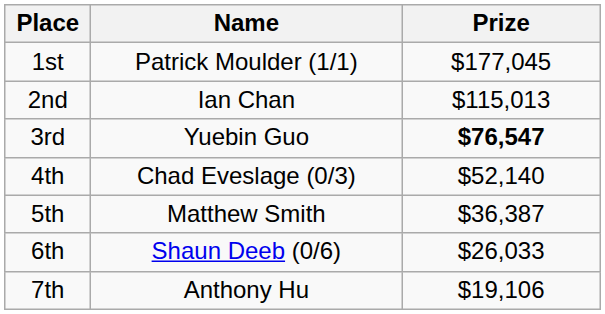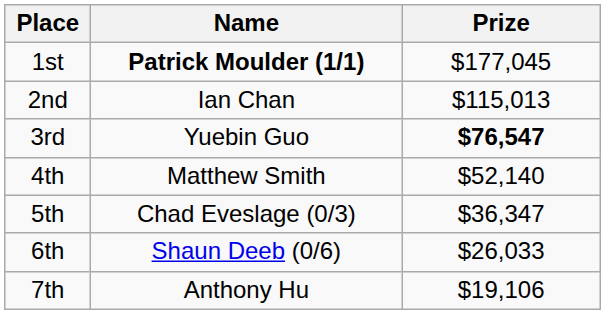(246, 61) normal -> (246, 61) bold
(246, 175) Chad Eveslage (0/3) -> (246, 175) Matthew Smith
(246, 213) Matthew Smith -> (246, 213) Chad Eveslage (0/3)
(501, 213) $36,387 -> (501, 213) $36,347
